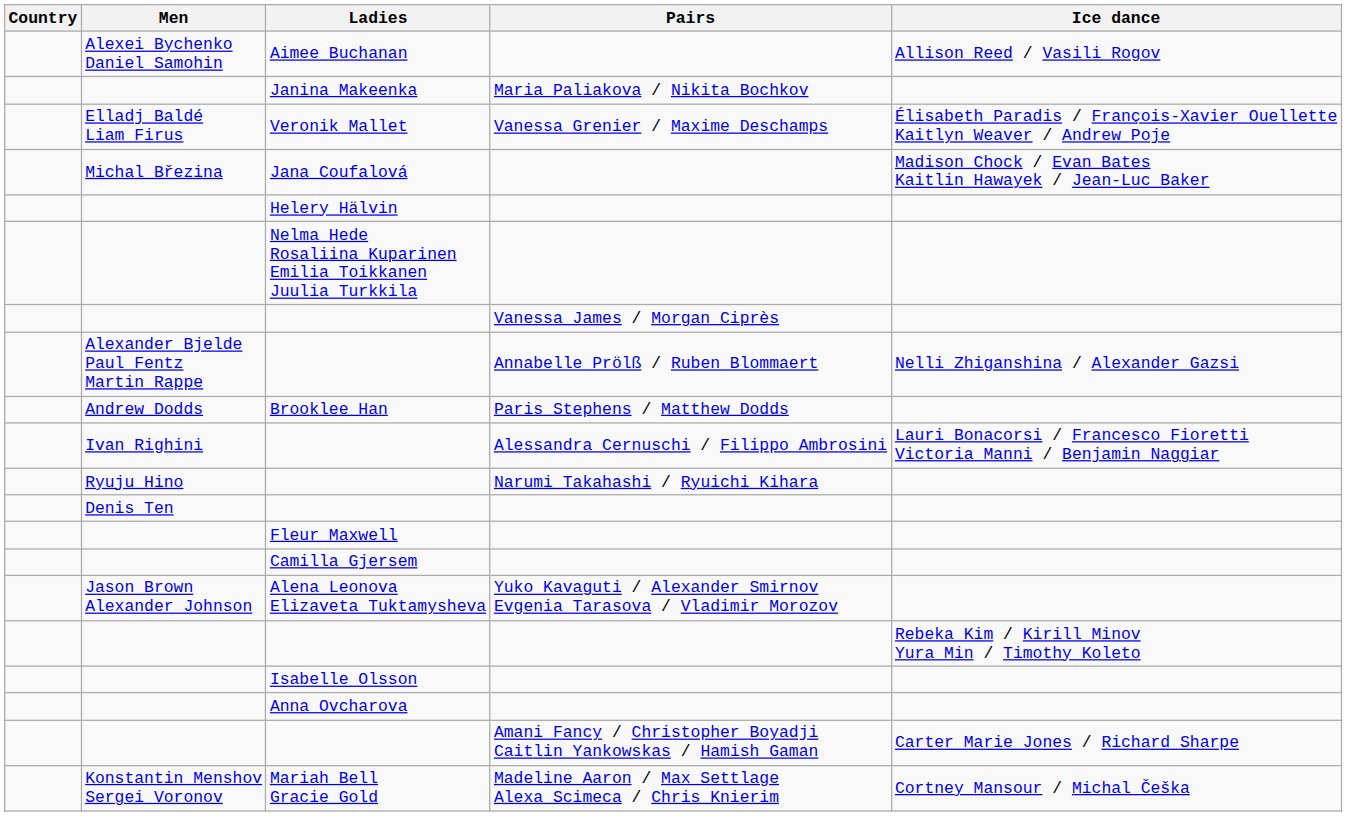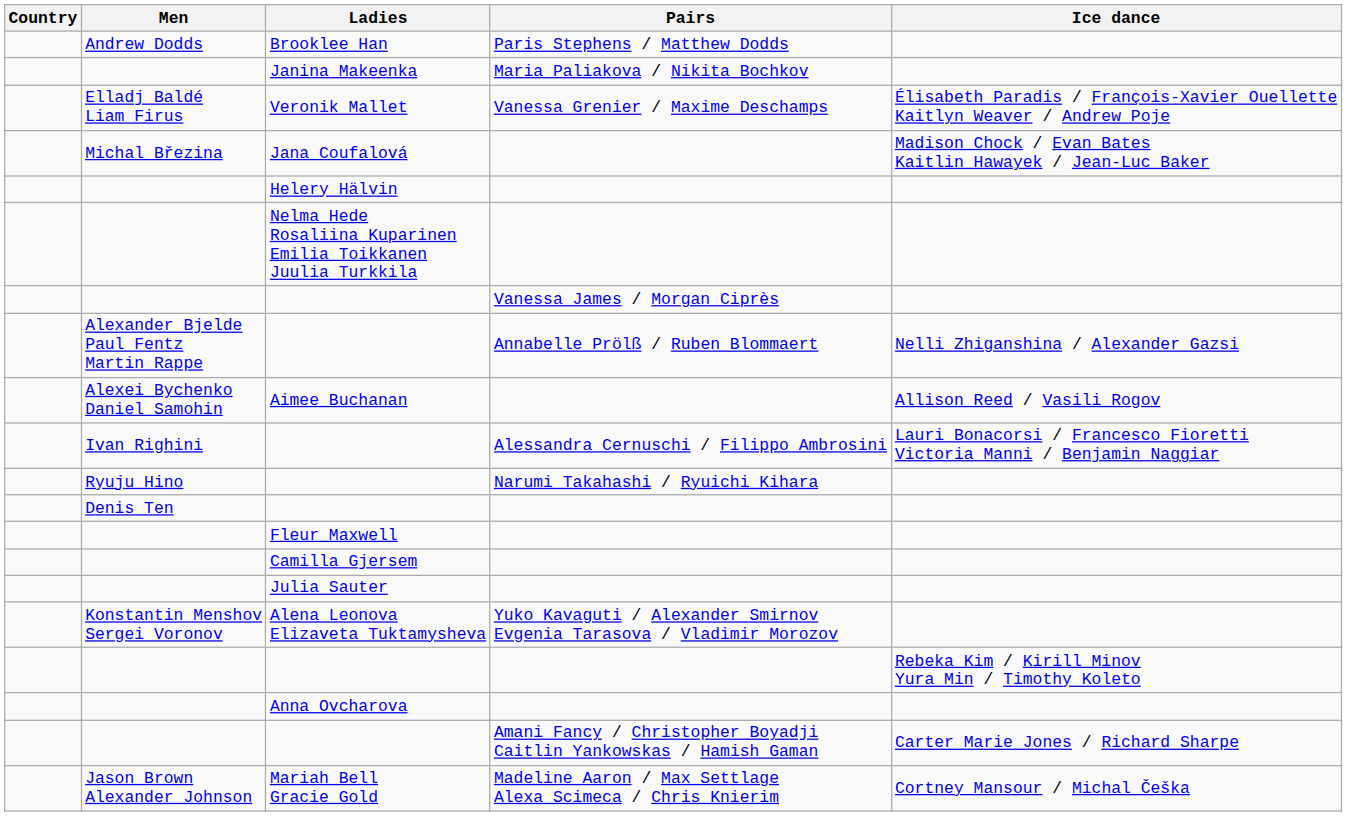rows swapped: (329, 409) <-> (339, 54)
+ row: (329, 589)
(169, 598) Jason Brown Alexander Johnson -> (174, 625) Konstantin Menshov Sergei Voronov
- row: (344, 680)
(174, 788) Konstantin Menshov Sergei Voronov -> (169, 788) Jason Brown Alexander Johnson
